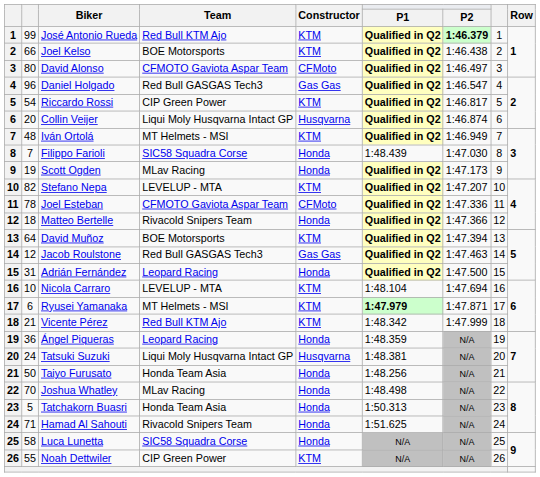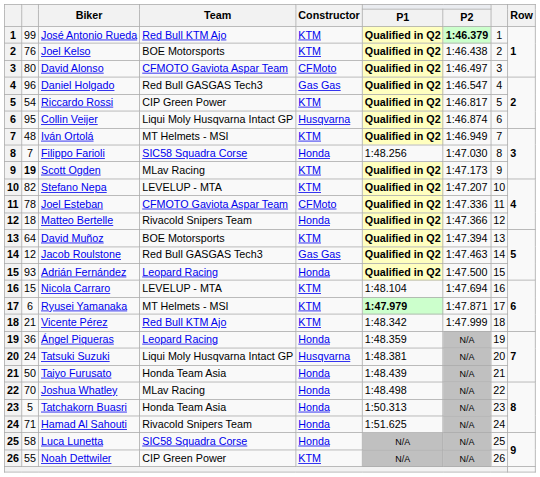(30, 51) 66 -> (30, 51) 76
(30, 119) 20 -> (30, 119) 95
(386, 153) 1:48.439 -> (386, 153) 1:48.256
(30, 170) normal -> (30, 170) bold
(314, 170) Honda -> (310, 170) KTM
(30, 272) 31 -> (30, 272) 93
(30, 289) 10 -> (30, 289) 15
(386, 373) 1:48.256 -> (386, 373) 1:48.439
